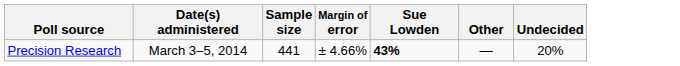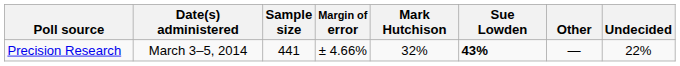+ column: (414, 22)
(550, 50) 20% -> (638, 50) 22%
